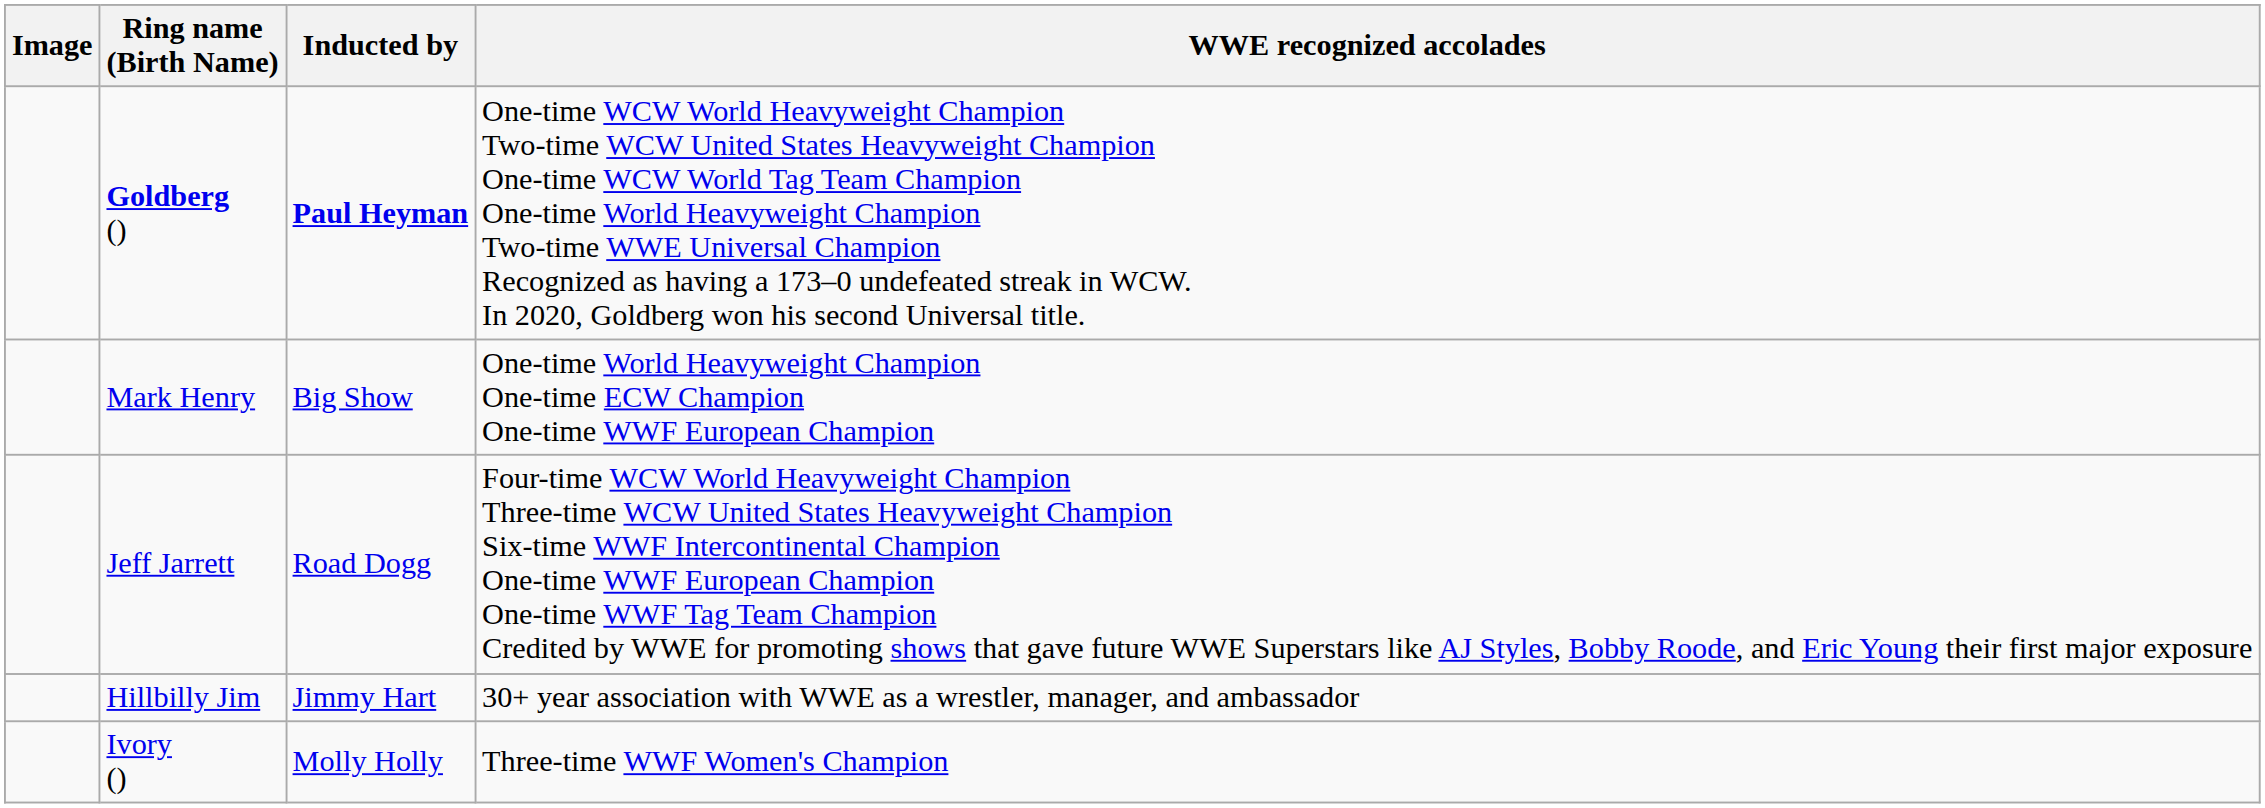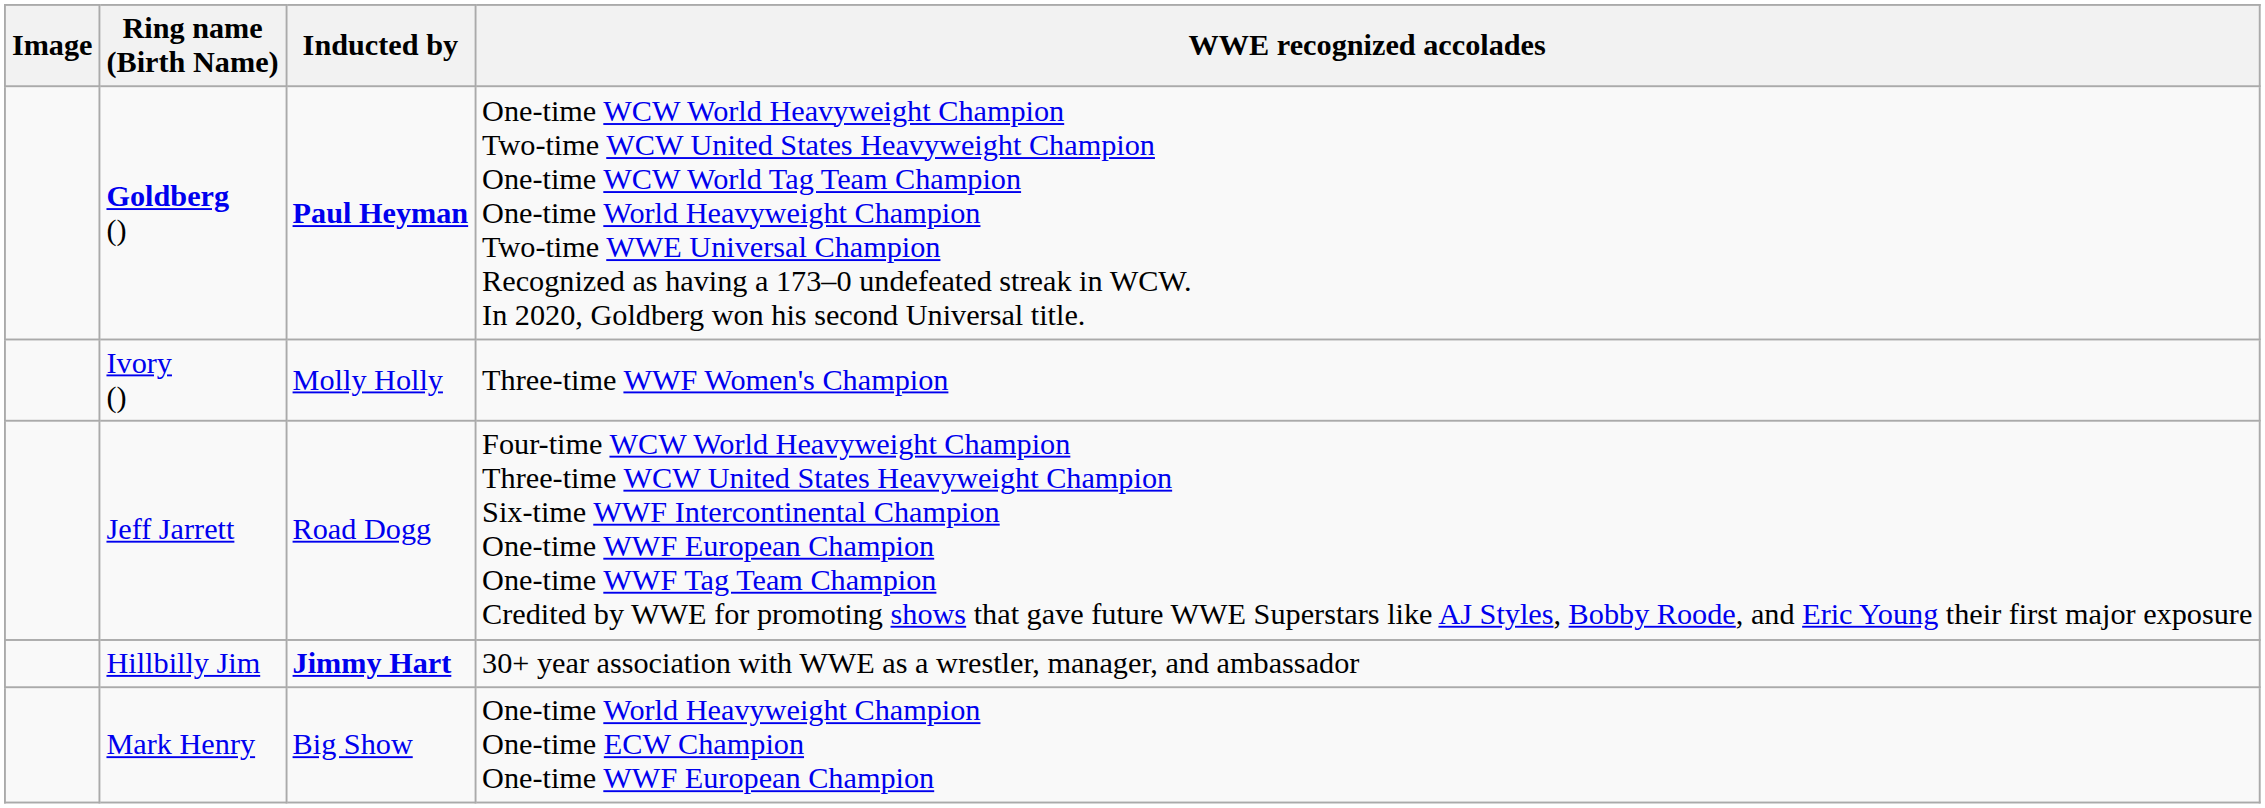rows swapped: (139, 761) <-> (181, 396)
(364, 696) normal -> (372, 662) bold
